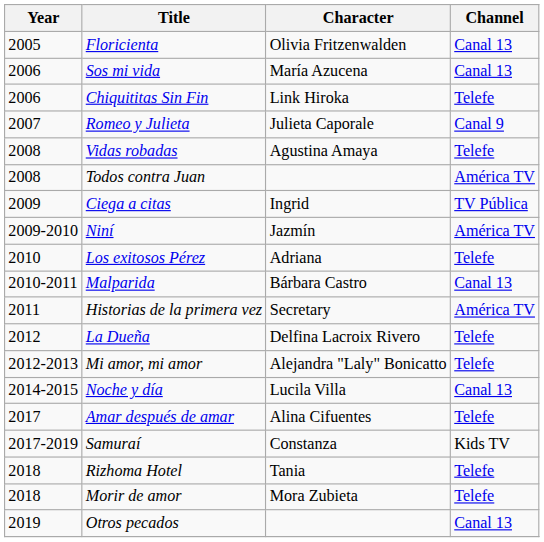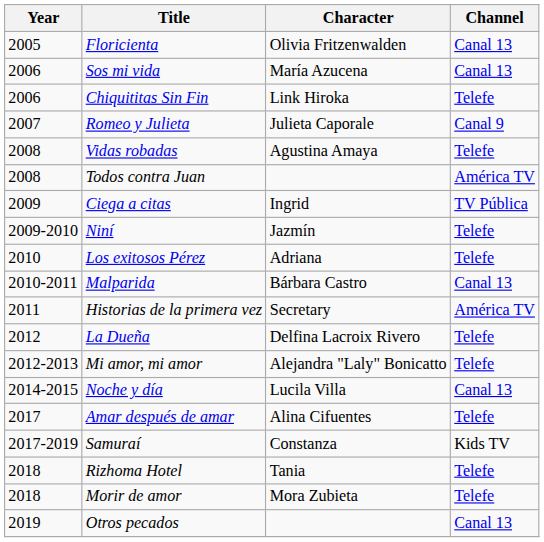(495, 230) América TV -> (474, 230) Telefe
